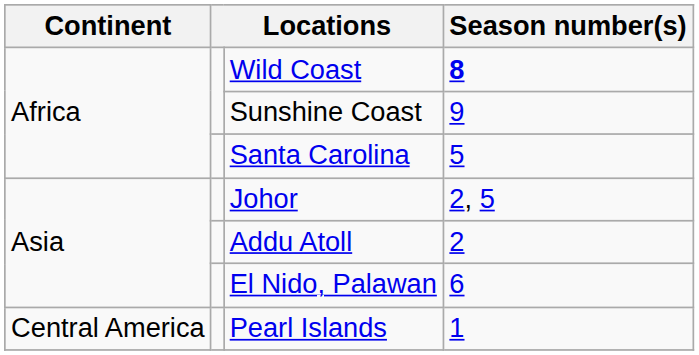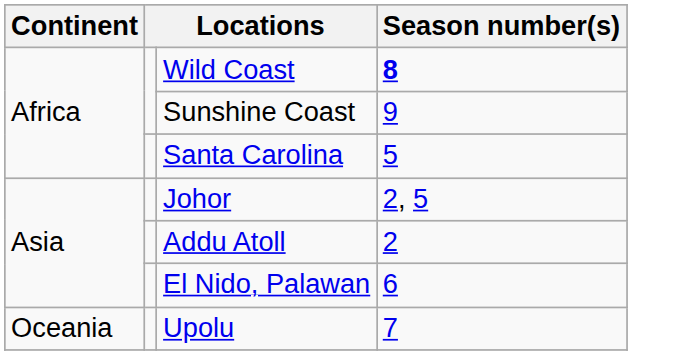- row: (308, 328)
+ row: (199, 328)
